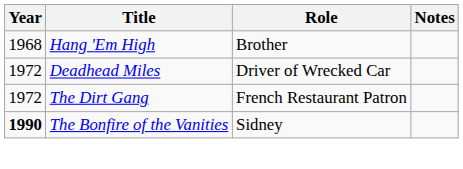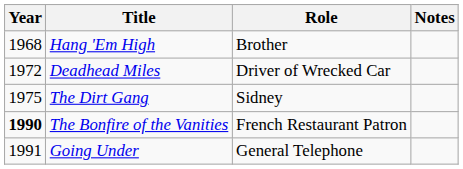(25, 97) 1972 -> (25, 97) 1975
(321, 97) French Restaurant Patron -> (259, 97) Sidney
(259, 124) Sidney -> (321, 124) French Restaurant Patron
+ row: (94, 151)
